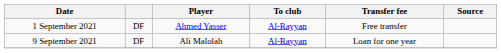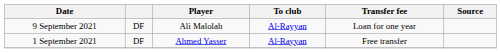rows swapped: (65, 25) <-> (65, 40)
